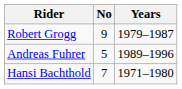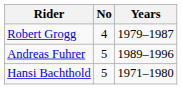(104, 34) 9 -> (104, 34) 4
(104, 73) 7 -> (104, 73) 5
